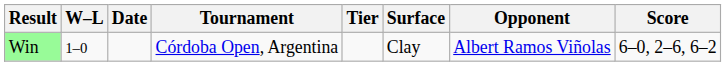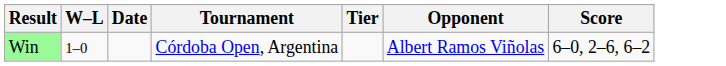- column: (416, 18)
